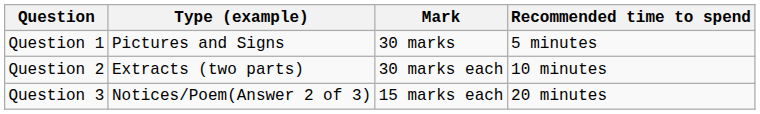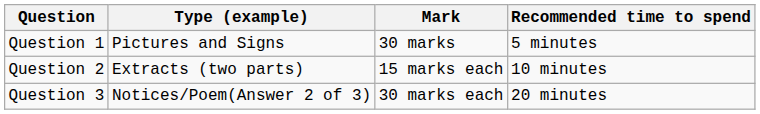(441, 70) 30 marks each -> (441, 70) 15 marks each
(441, 96) 15 marks each -> (441, 96) 30 marks each
